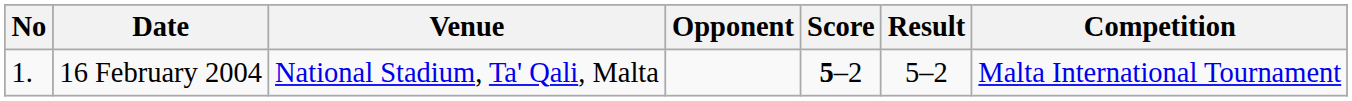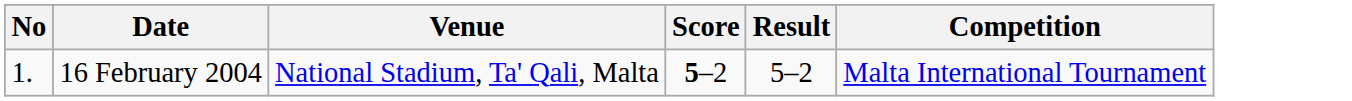- column: (733, 27)
